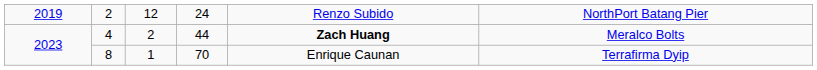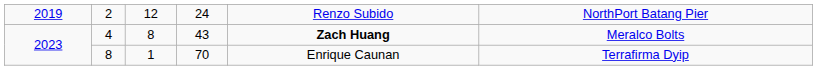(151, 34) 2 -> (151, 34) 8
(202, 34) 44 -> (202, 34) 43
